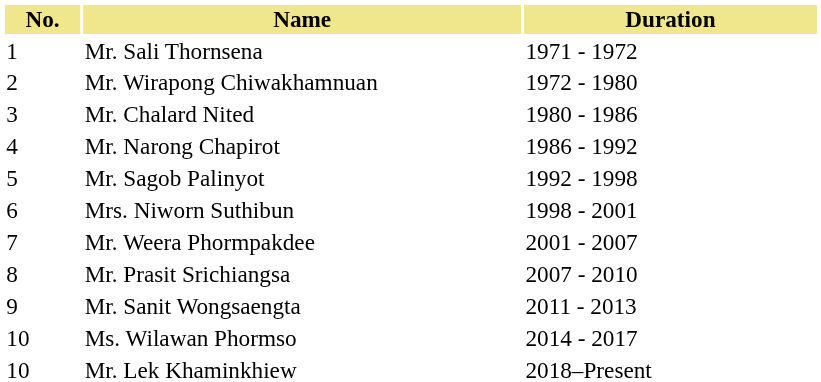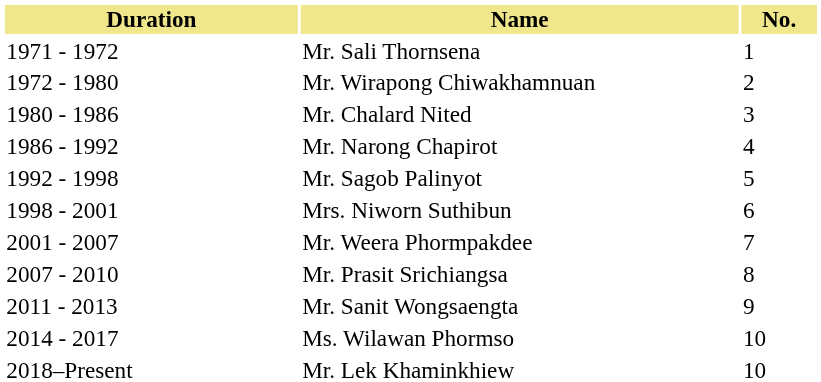columns swapped: (43, 19) <-> (670, 19)
